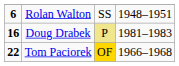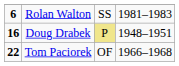(145, 14) 1948–1951 -> (145, 14) 1981–1983
(145, 33) 1981–1983 -> (145, 33) 1948–1951
(105, 52) gold background -> (105, 52) no background
